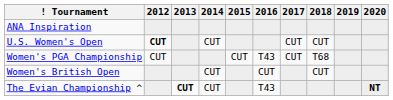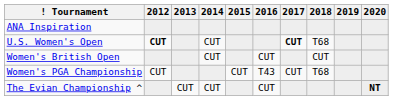(294, 43) normal -> (294, 43) bold
(321, 43) CUT -> (321, 43) T68
rows swapped: (74, 58) <-> (63, 73)
(185, 88) bold -> (185, 88) normal
(266, 88) T43 -> (266, 88) CUT
